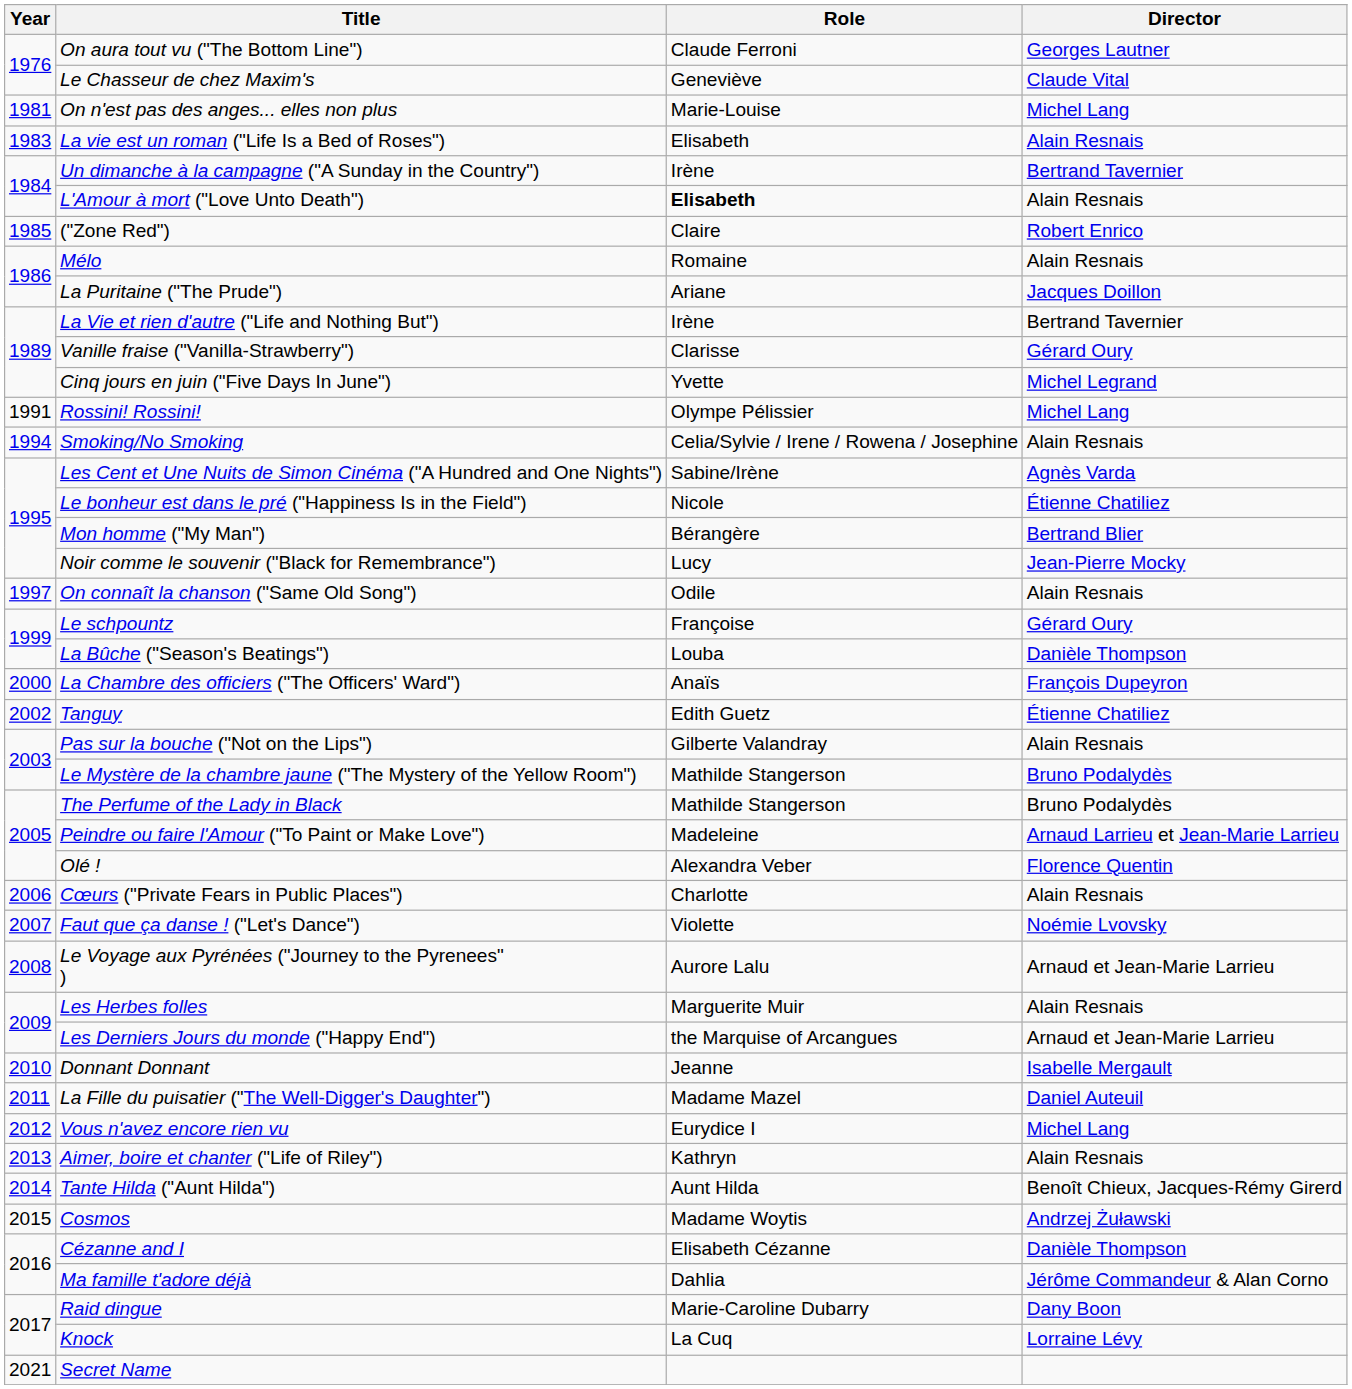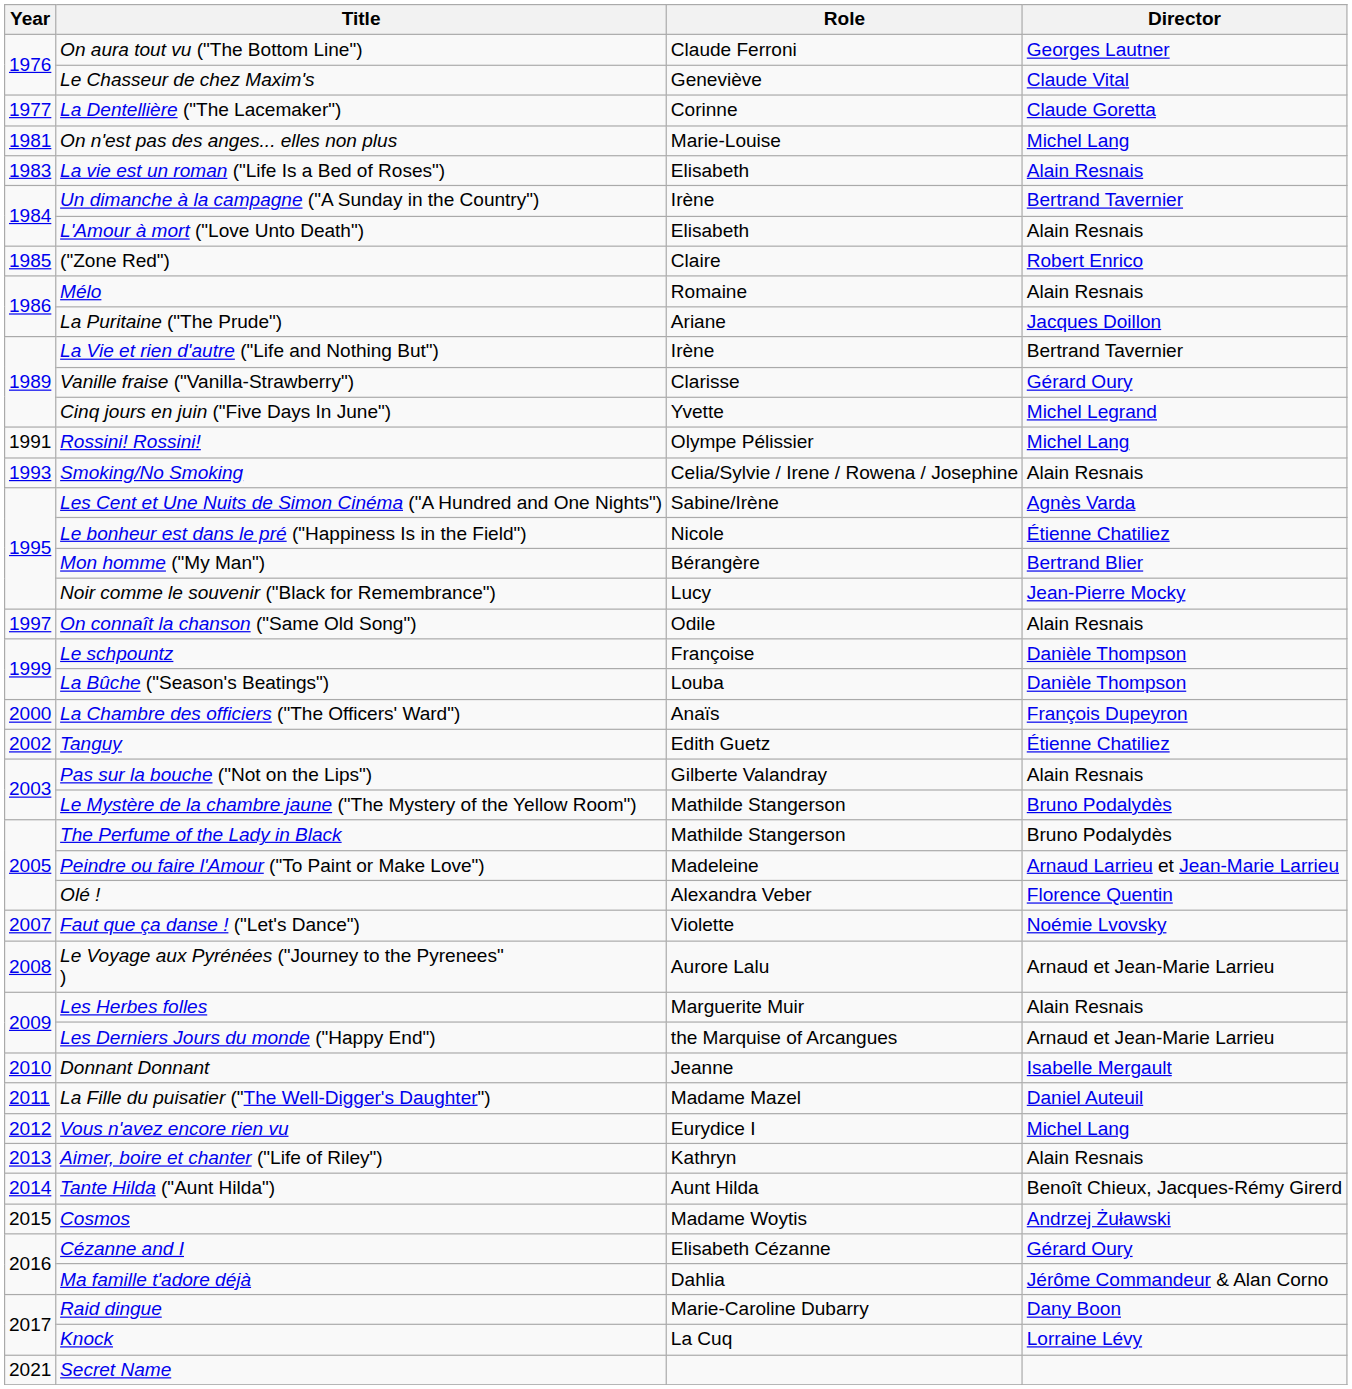+ row: (201, 110)
(713, 200) bold -> (710, 230) normal
(30, 442) 1994 -> (30, 472) 1993
(1080, 623) Gérard Oury -> (1107, 653) Danièle Thompson
- row: (231, 895)
(1107, 1248) Danièle Thompson -> (1080, 1248) Gérard Oury
